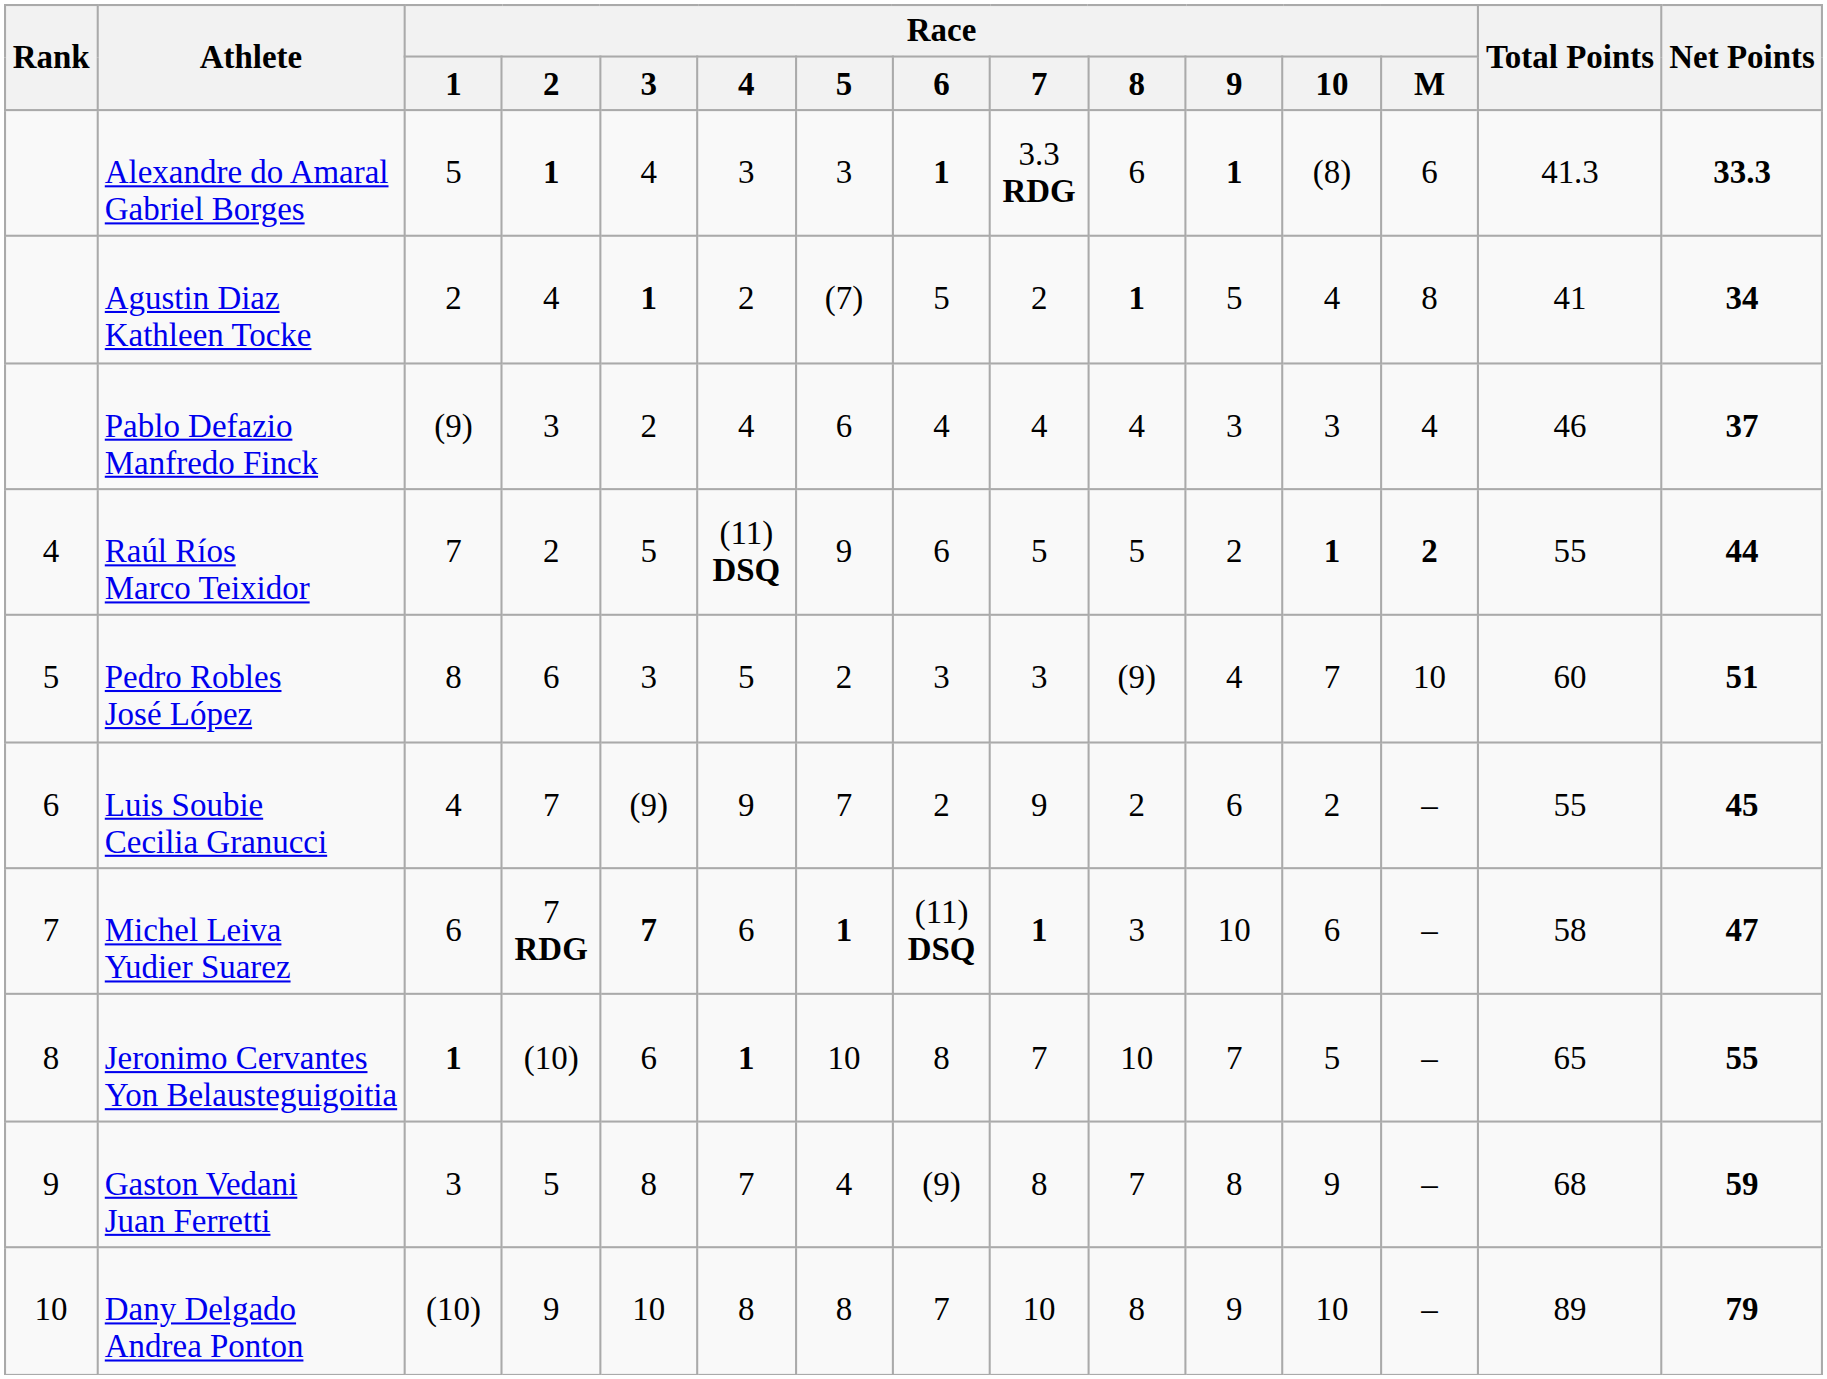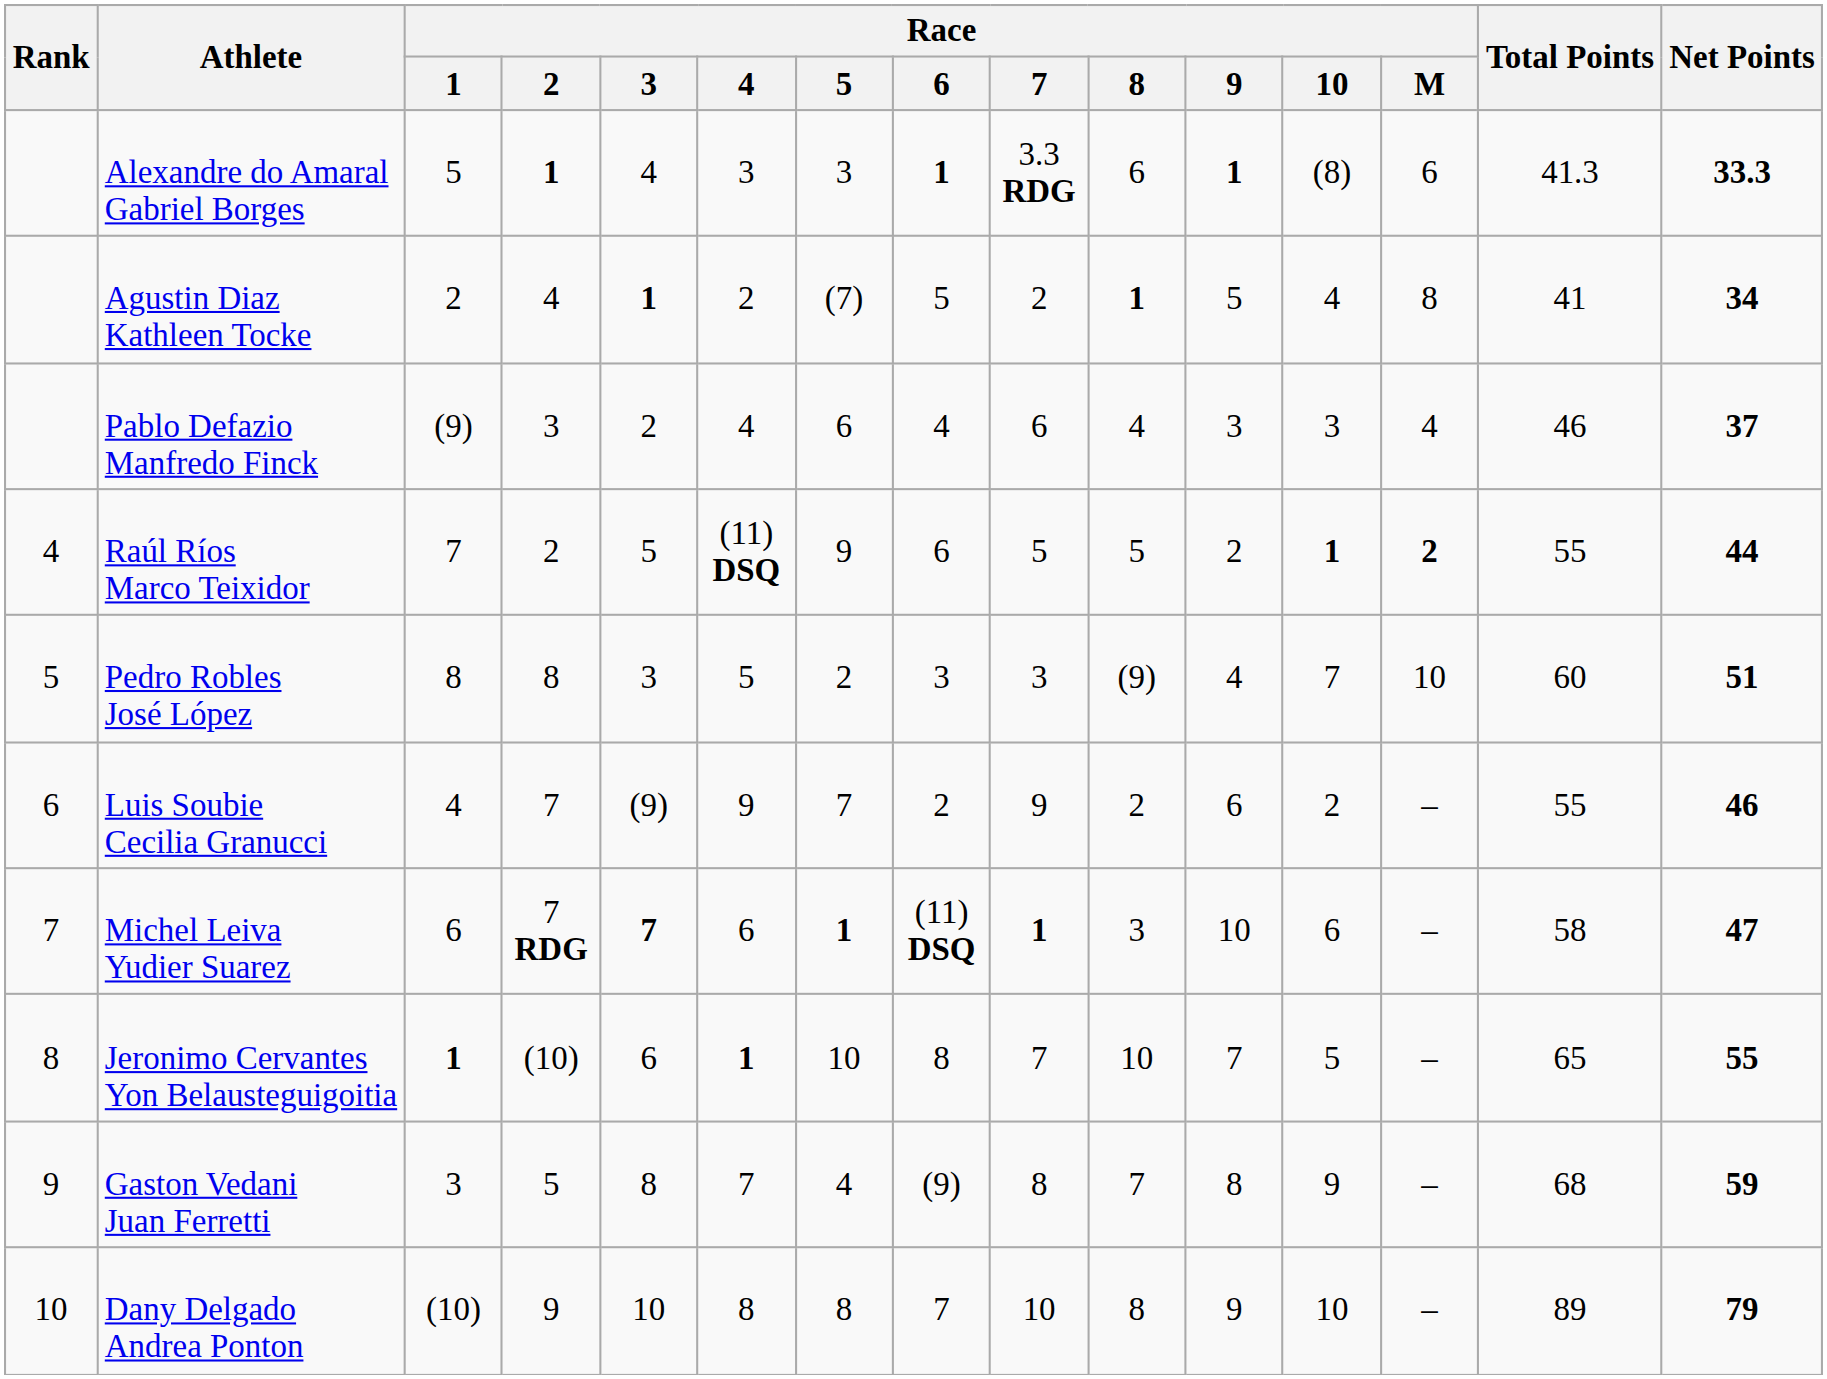(1039, 425) 4 -> (1039, 425) 6
(551, 677) 6 -> (551, 677) 8
(1742, 804) 45 -> (1742, 804) 46
